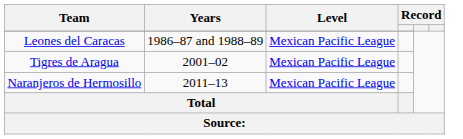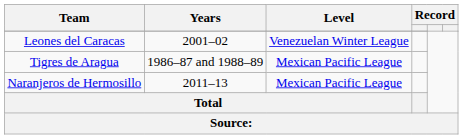(205, 41) 1986–87 and 1988–89 -> (205, 41) 2001–02
(332, 41) Mexican Pacific League -> (339, 41) Venezuelan Winter League
(205, 61) 2001–02 -> (205, 61) 1986–87 and 1988–89
